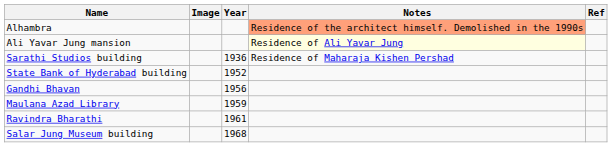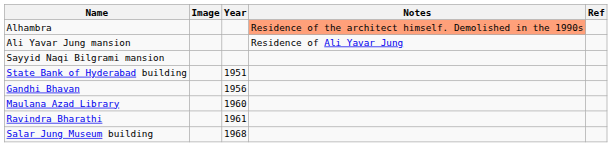(327, 42) lightyellow background -> (327, 42) no background
+ row: (85, 58)
- row: (74, 58)
(235, 73) 1952 -> (235, 73) 1951
(235, 104) 1959 -> (235, 104) 1960
